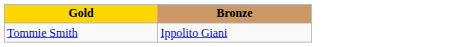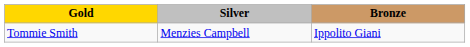+ column: (235, 13)
